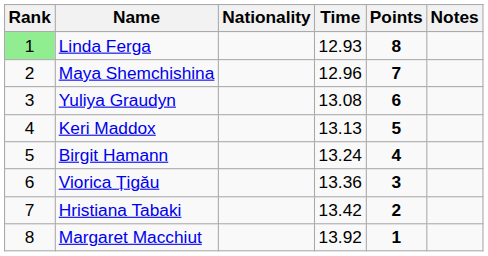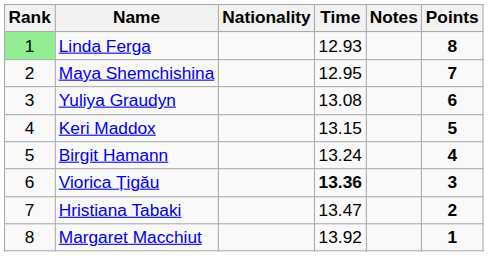columns swapped: (455, 18) <-> (396, 18)
(340, 73) 12.96 -> (340, 73) 12.95
(340, 127) 13.13 -> (340, 127) 13.15
(340, 182) normal -> (340, 182) bold
(340, 210) 13.42 -> (340, 210) 13.47
